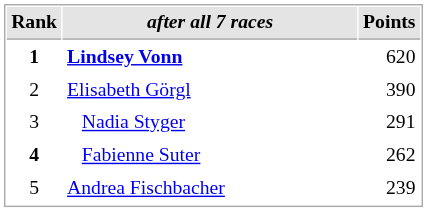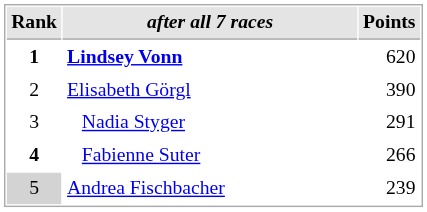(401, 155) 262 -> (401, 155) 266
(34, 188) no background -> (34, 188) lightgrey background
